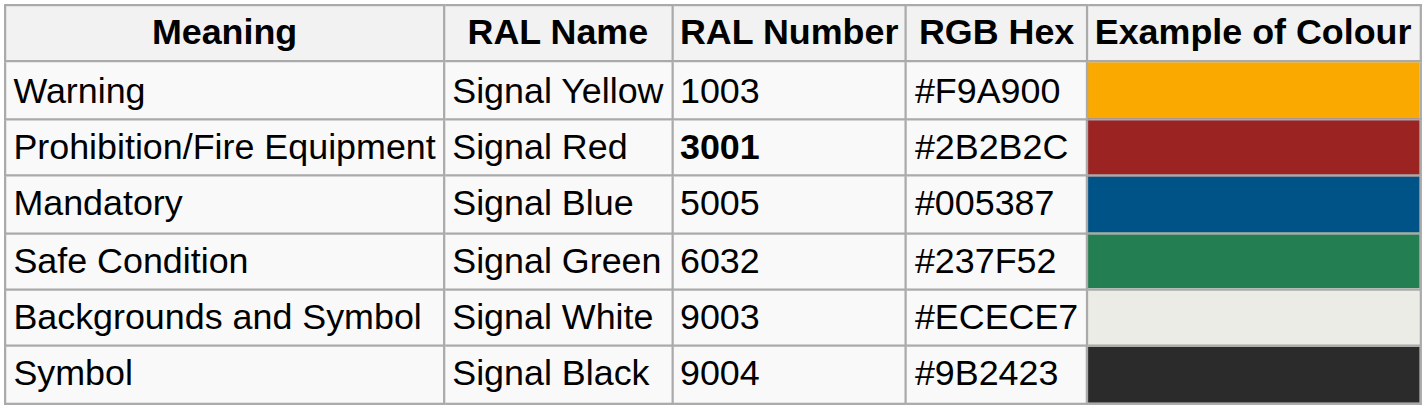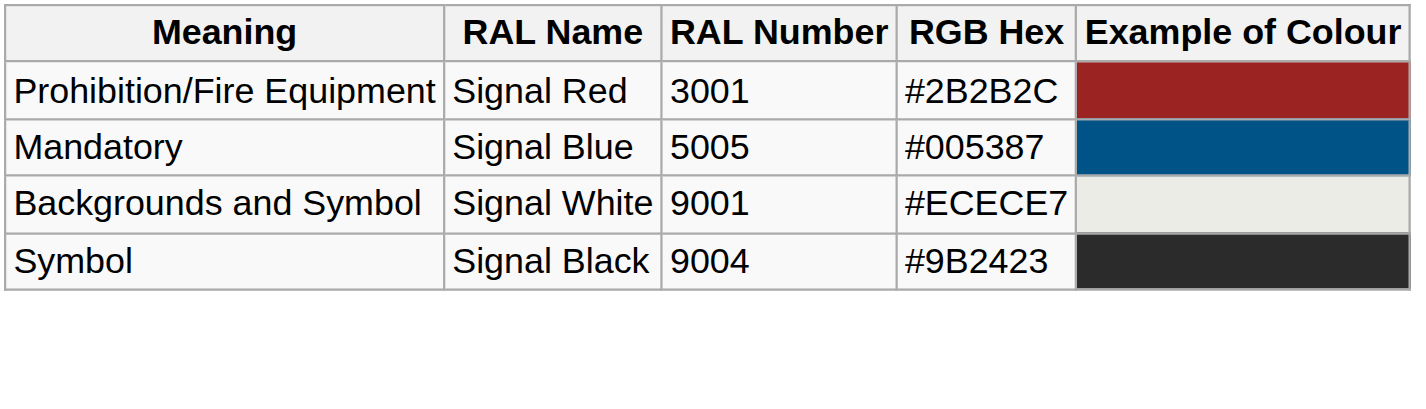- row: (79, 89)
(720, 146) bold -> (710, 89) normal
- row: (131, 260)
(720, 317) 9003 -> (710, 203) 9001
